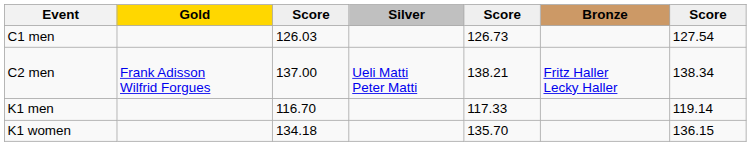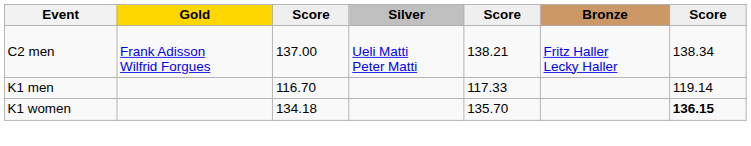- row: (31, 36)
(693, 130) normal -> (693, 109) bold
